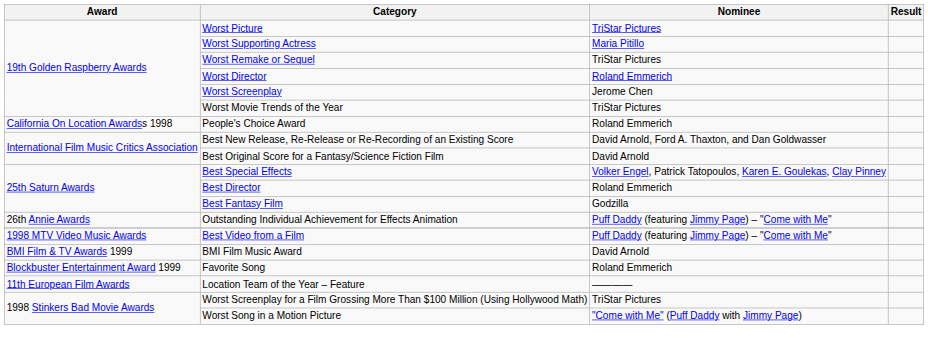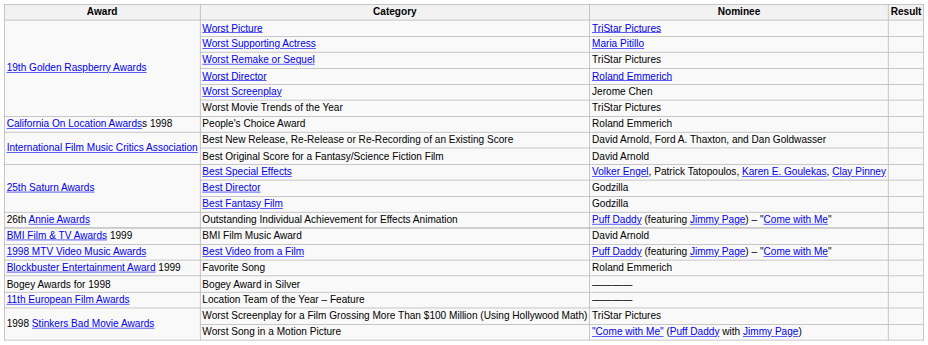(632, 188) Roland Emmerich -> (610, 188) Godzilla
rows swapped: (253, 236) <-> (252, 252)
+ row: (251, 284)
